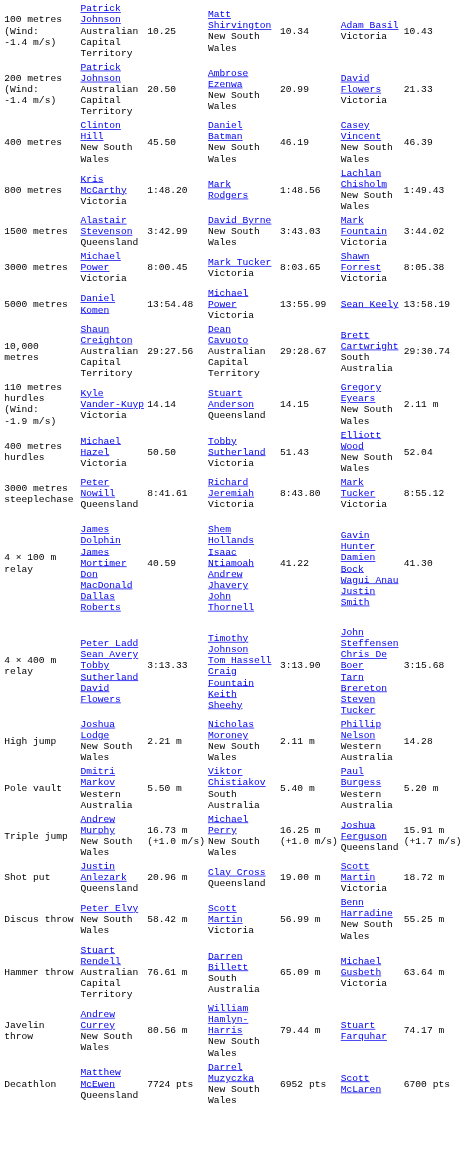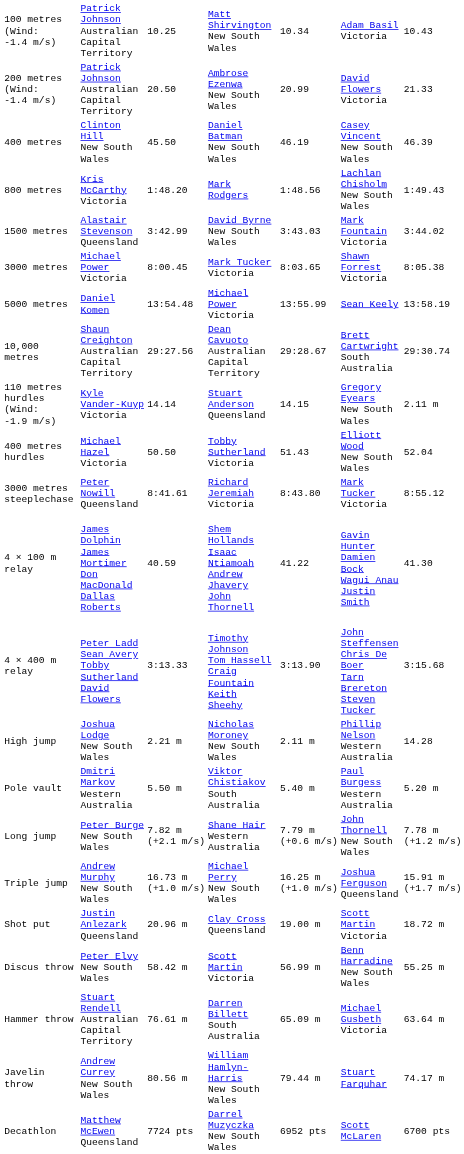+ row: (30, 836)
